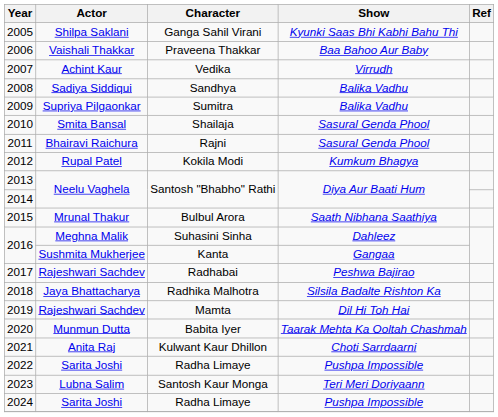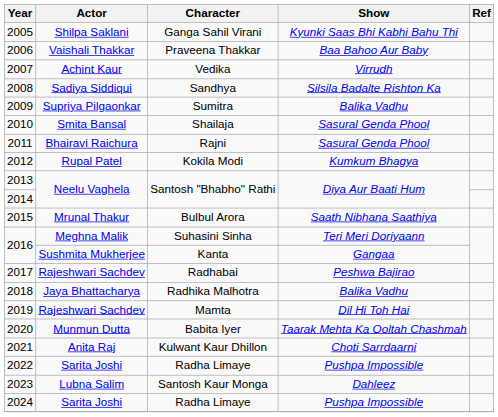(374, 87) Balika Vadhu -> (374, 87) Silsila Badalte Rishton Ka
(374, 236) Dahleez -> (374, 236) Teri Meri Doriyaann
(374, 291) Silsila Badalte Rishton Ka -> (374, 291) Balika Vadhu
(374, 384) Teri Meri Doriyaann -> (374, 384) Dahleez
